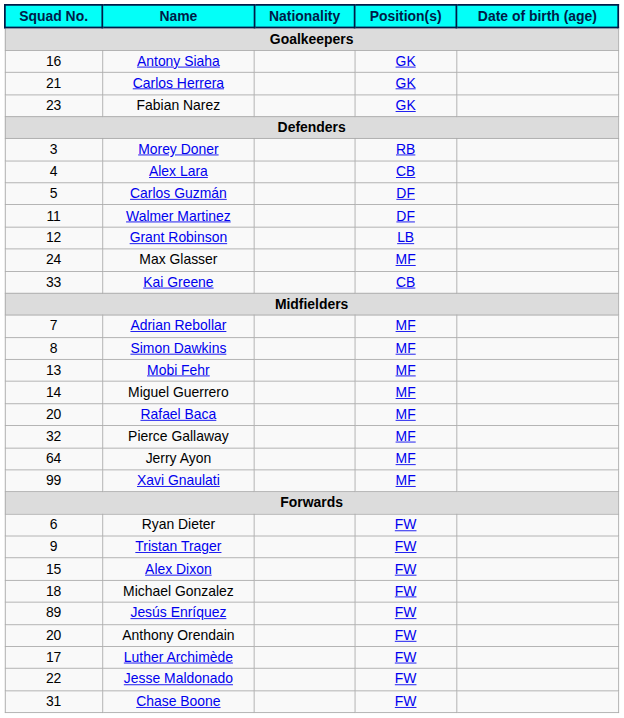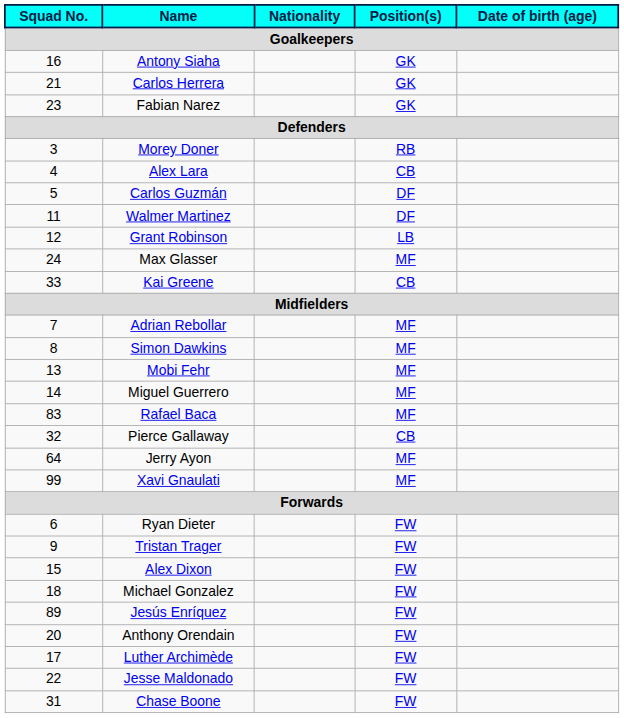(54, 414) 20 -> (54, 414) 83
(406, 436) MF -> (406, 436) CB
